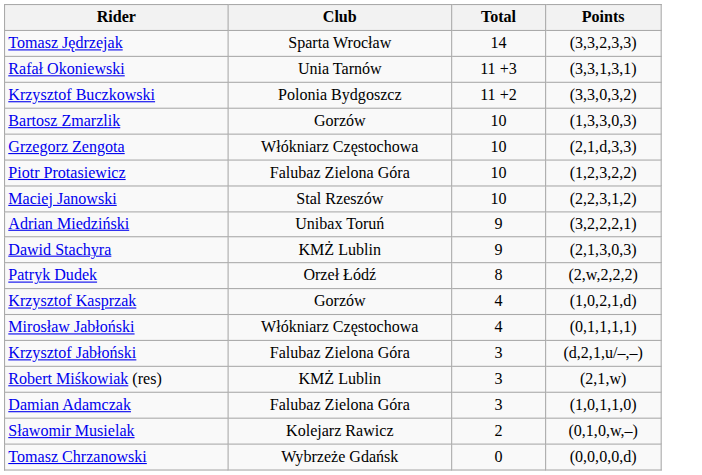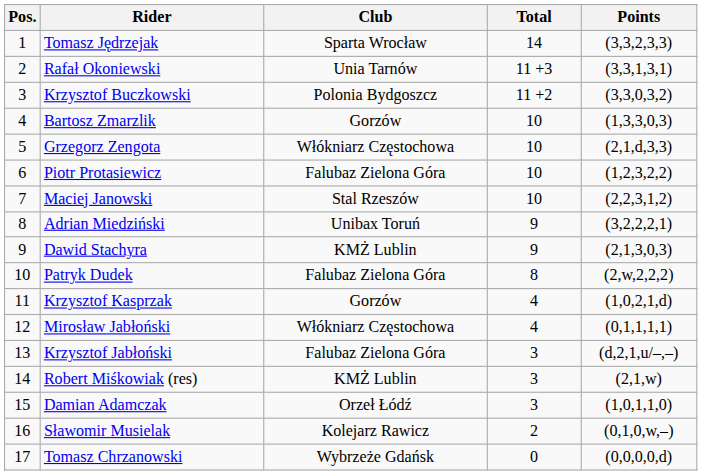+ column: (22, 17)
(340, 275) Orzeł Łódź -> (375, 275) Falubaz Zielona Góra
(340, 405) Falubaz Zielona Góra -> (375, 405) Orzeł Łódź
